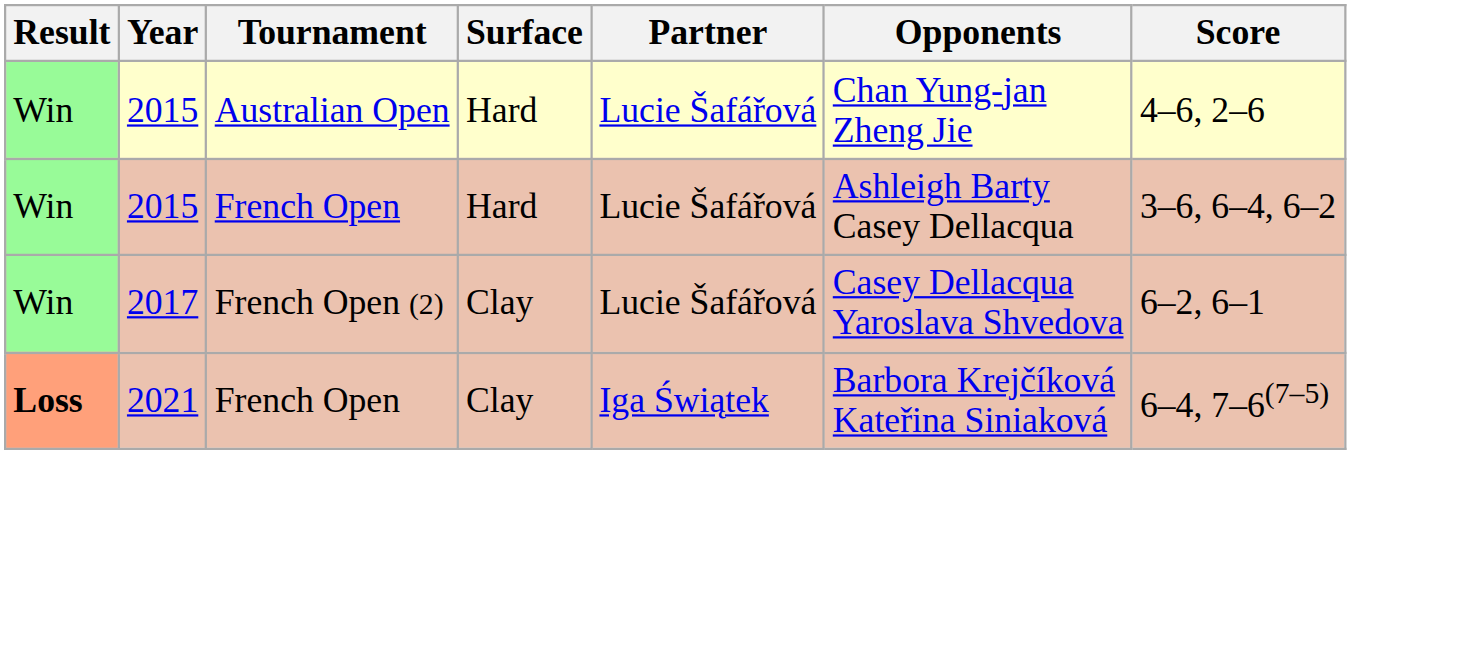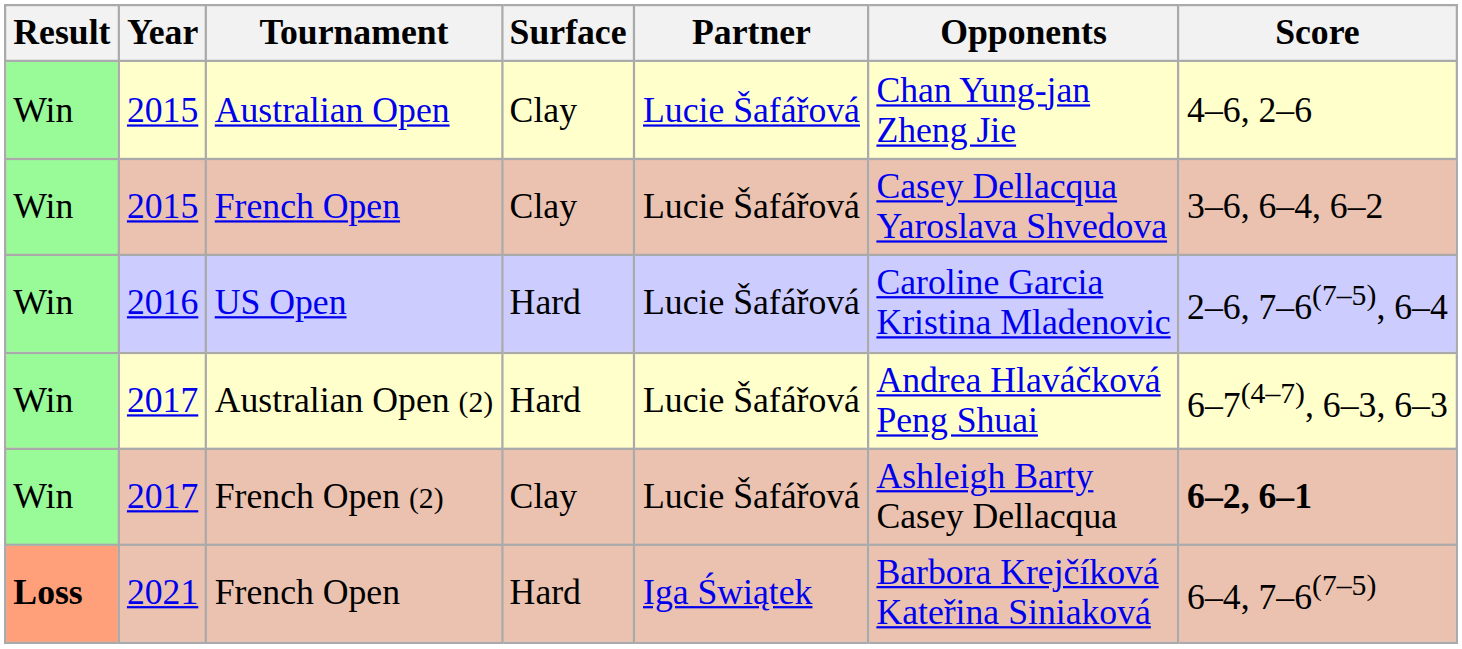(502, 109) Hard -> (543, 109) Clay
(502, 206) Hard -> (543, 206) Clay
(953, 206) Ashleigh Barty Casey Dellacqua -> (1022, 206) Casey Dellacqua Yaroslava Shvedova
+ row: (163, 302)
+ row: (163, 399)
(978, 302) Casey Dellacqua Yaroslava Shvedova -> (997, 496) Ashleigh Barty Casey Dellacqua
(1202, 302) normal -> (1250, 496) bold
(500, 399) Clay -> (545, 593) Hard
